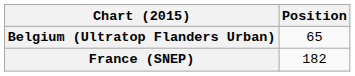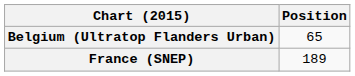(314, 60) 182 -> (314, 60) 189
